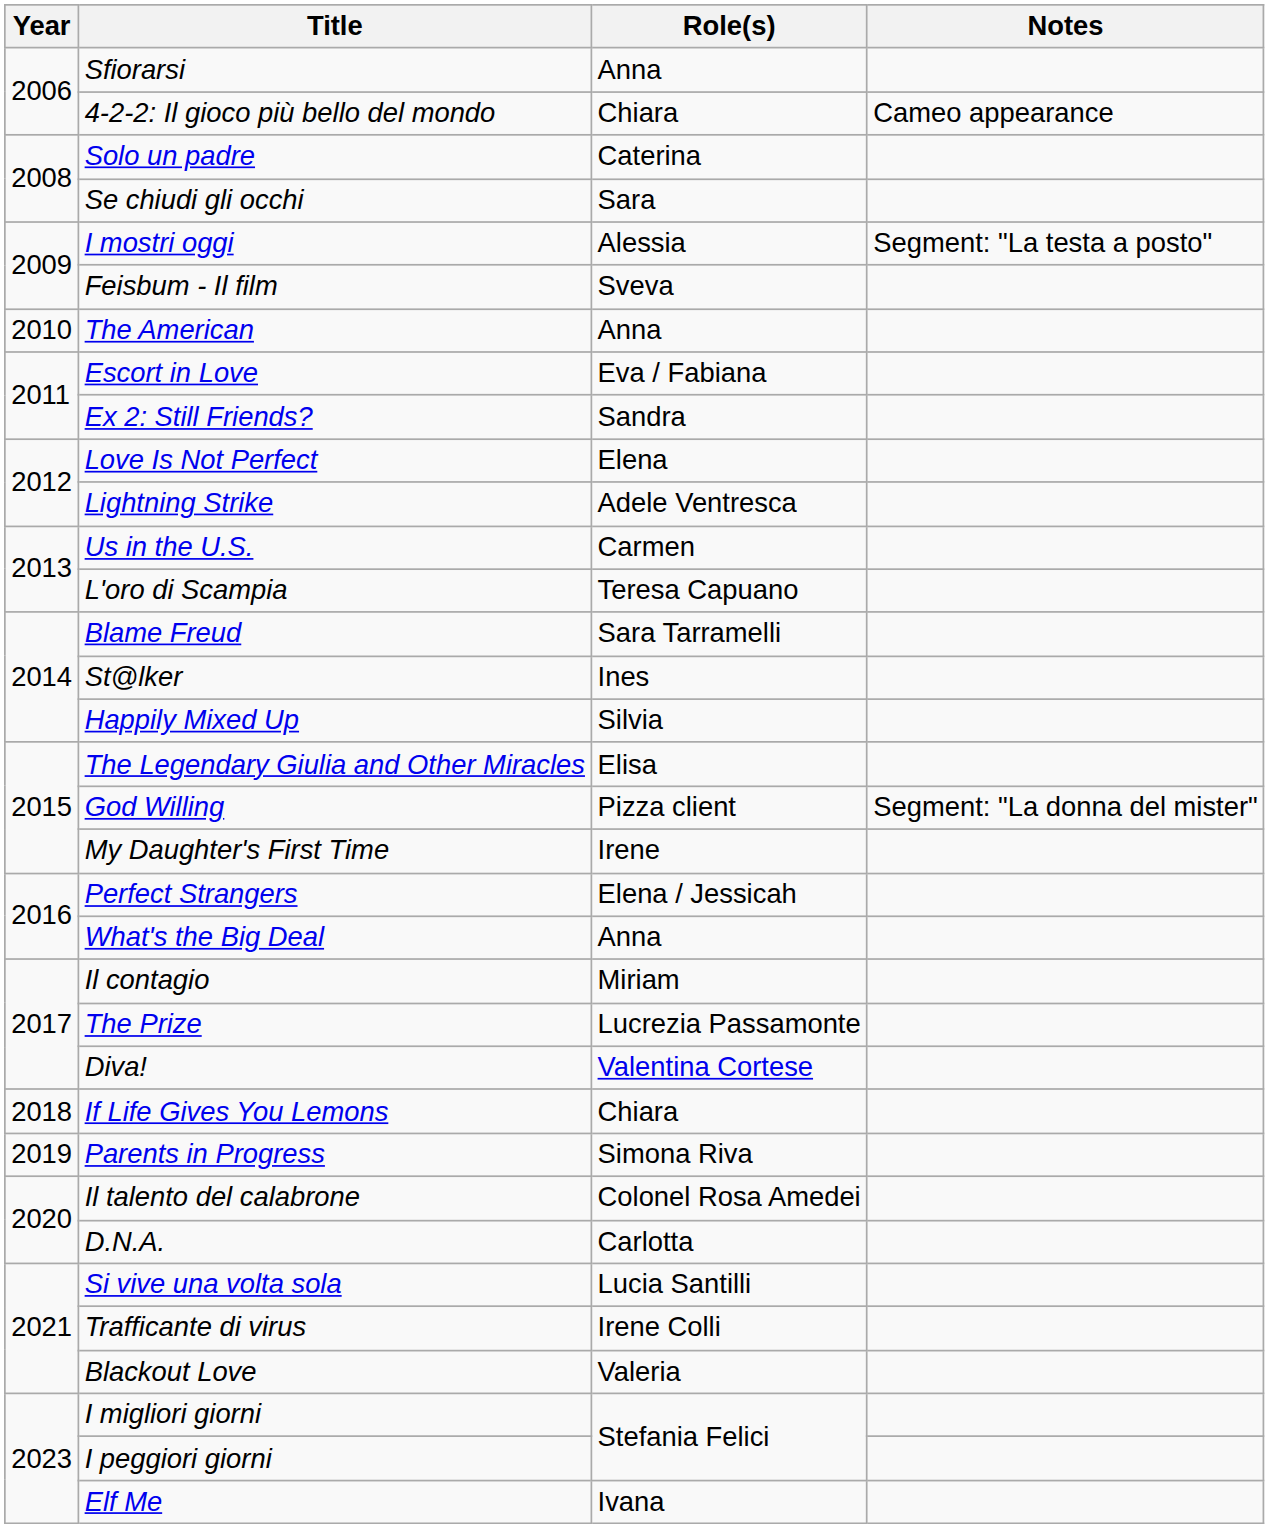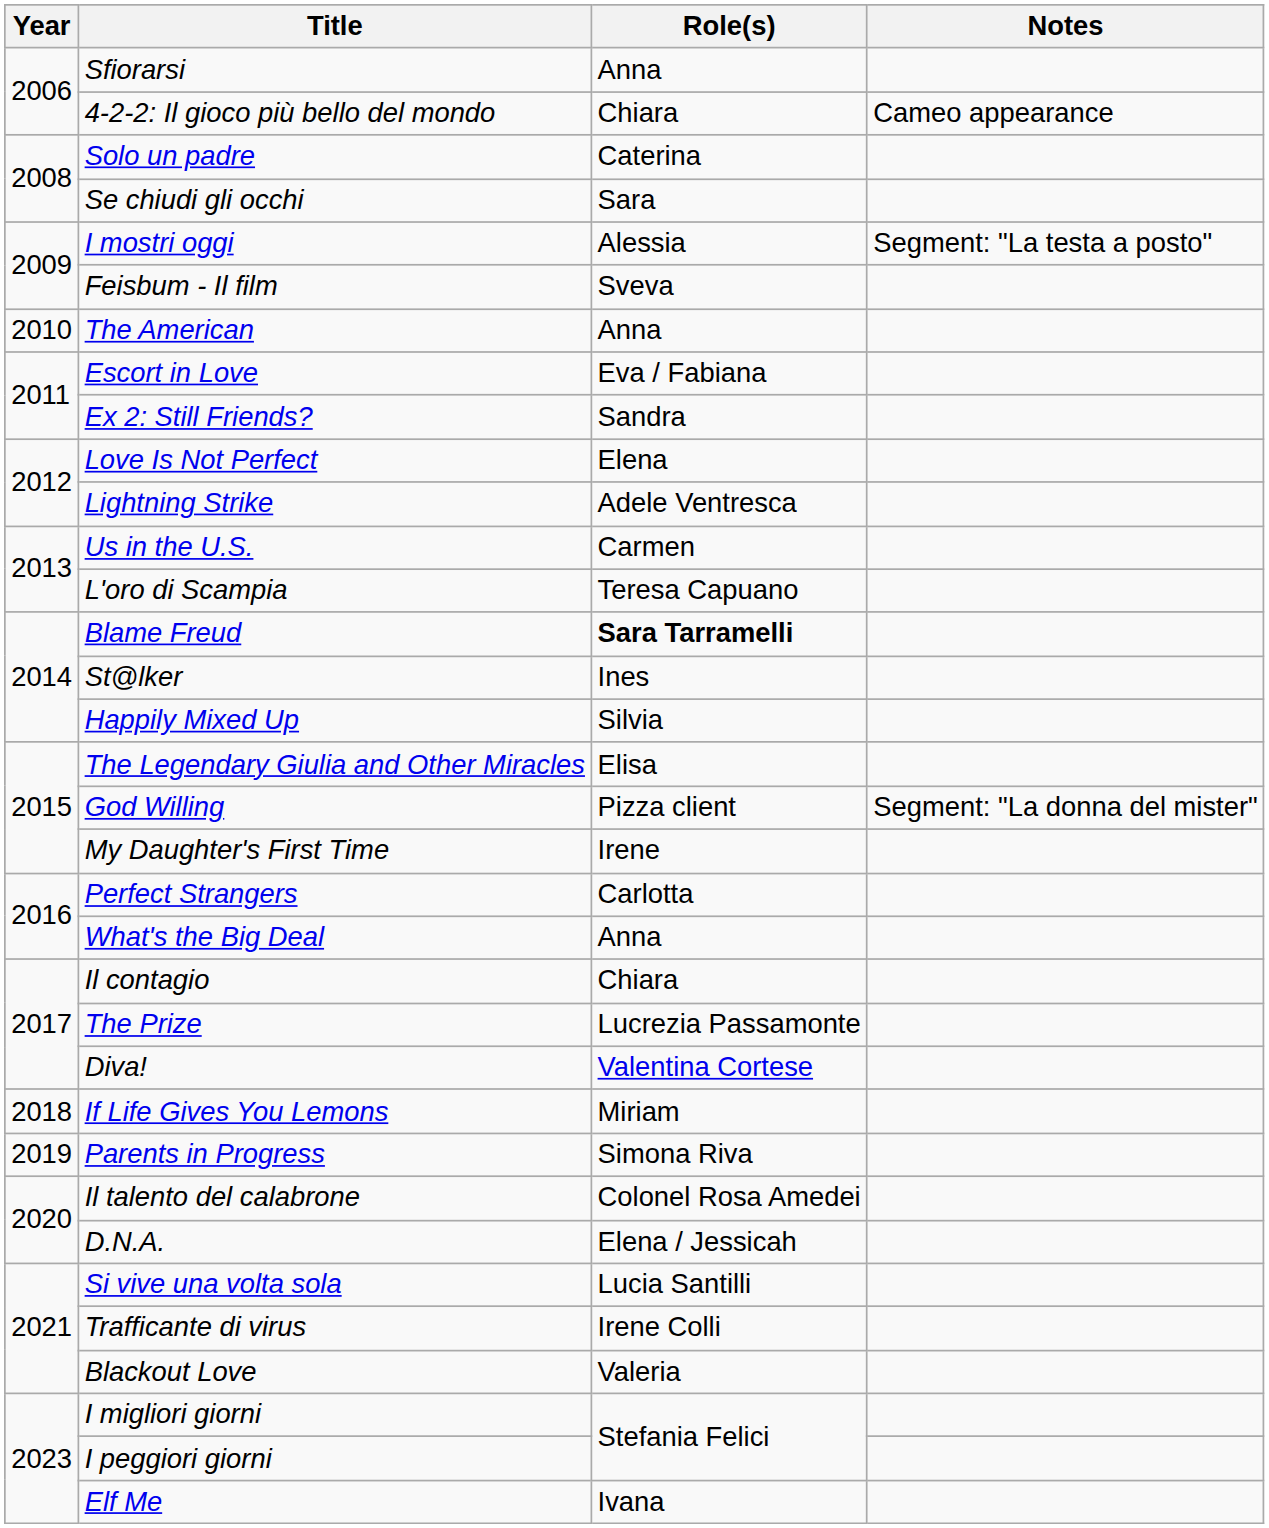(689, 633) normal -> (695, 633) bold
(697, 894) Elena / Jessicah -> (645, 894) Carlotta
(639, 980) Miriam -> (638, 980) Chiara
(638, 1110) Chiara -> (639, 1110) Miriam
(645, 1241) Carlotta -> (697, 1241) Elena / Jessicah
